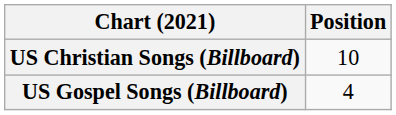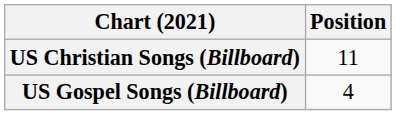(348, 57) 10 -> (348, 57) 11
